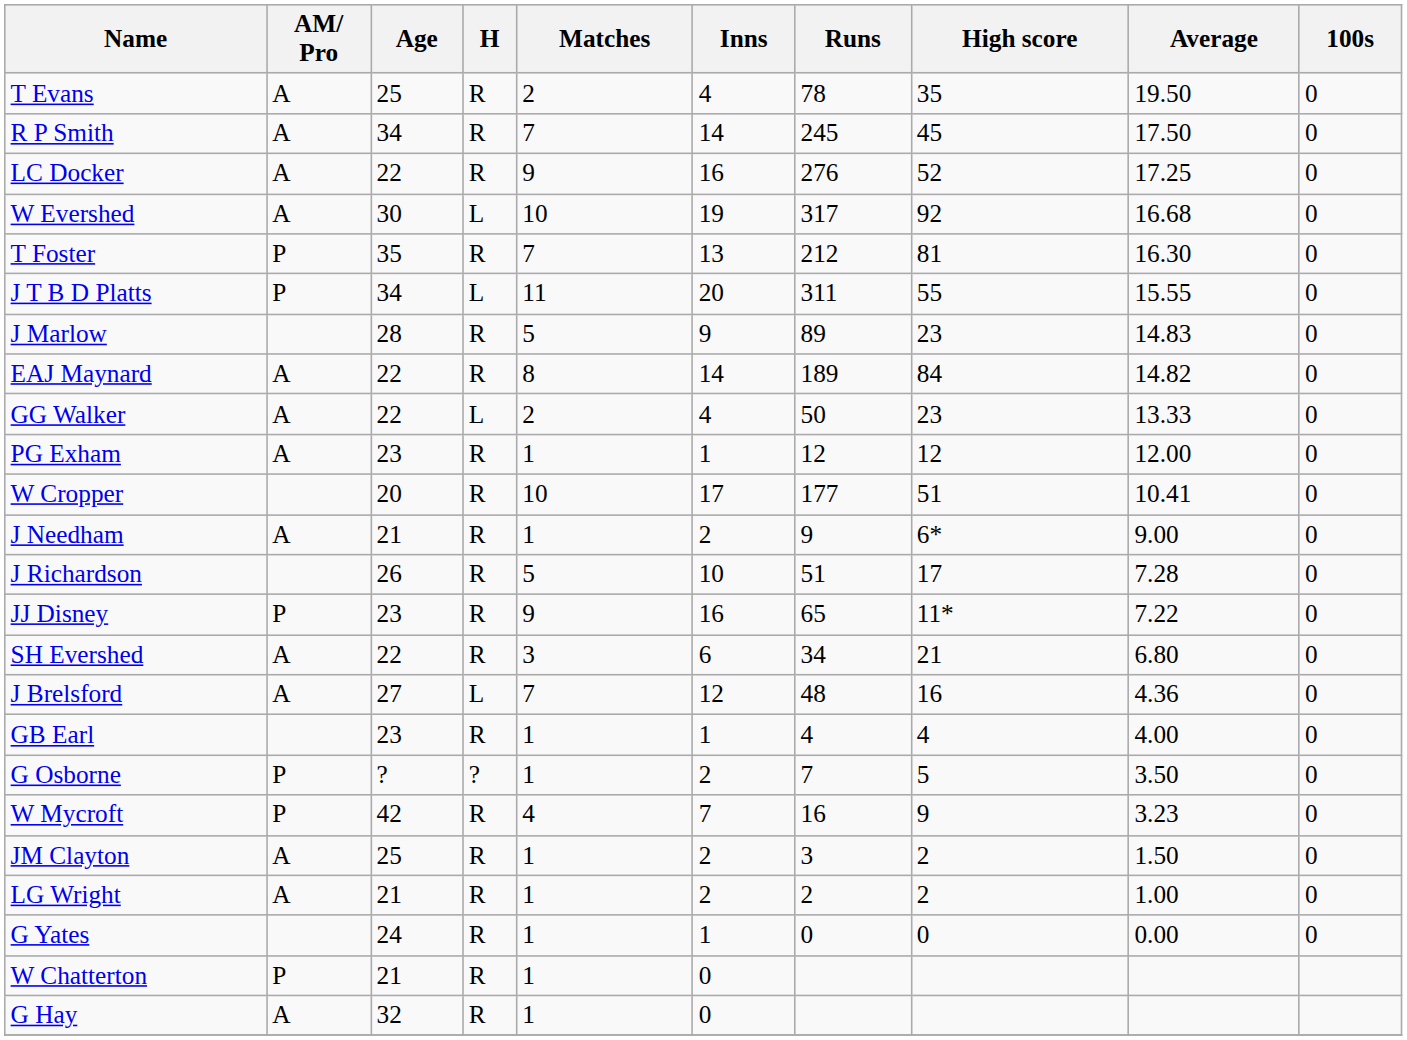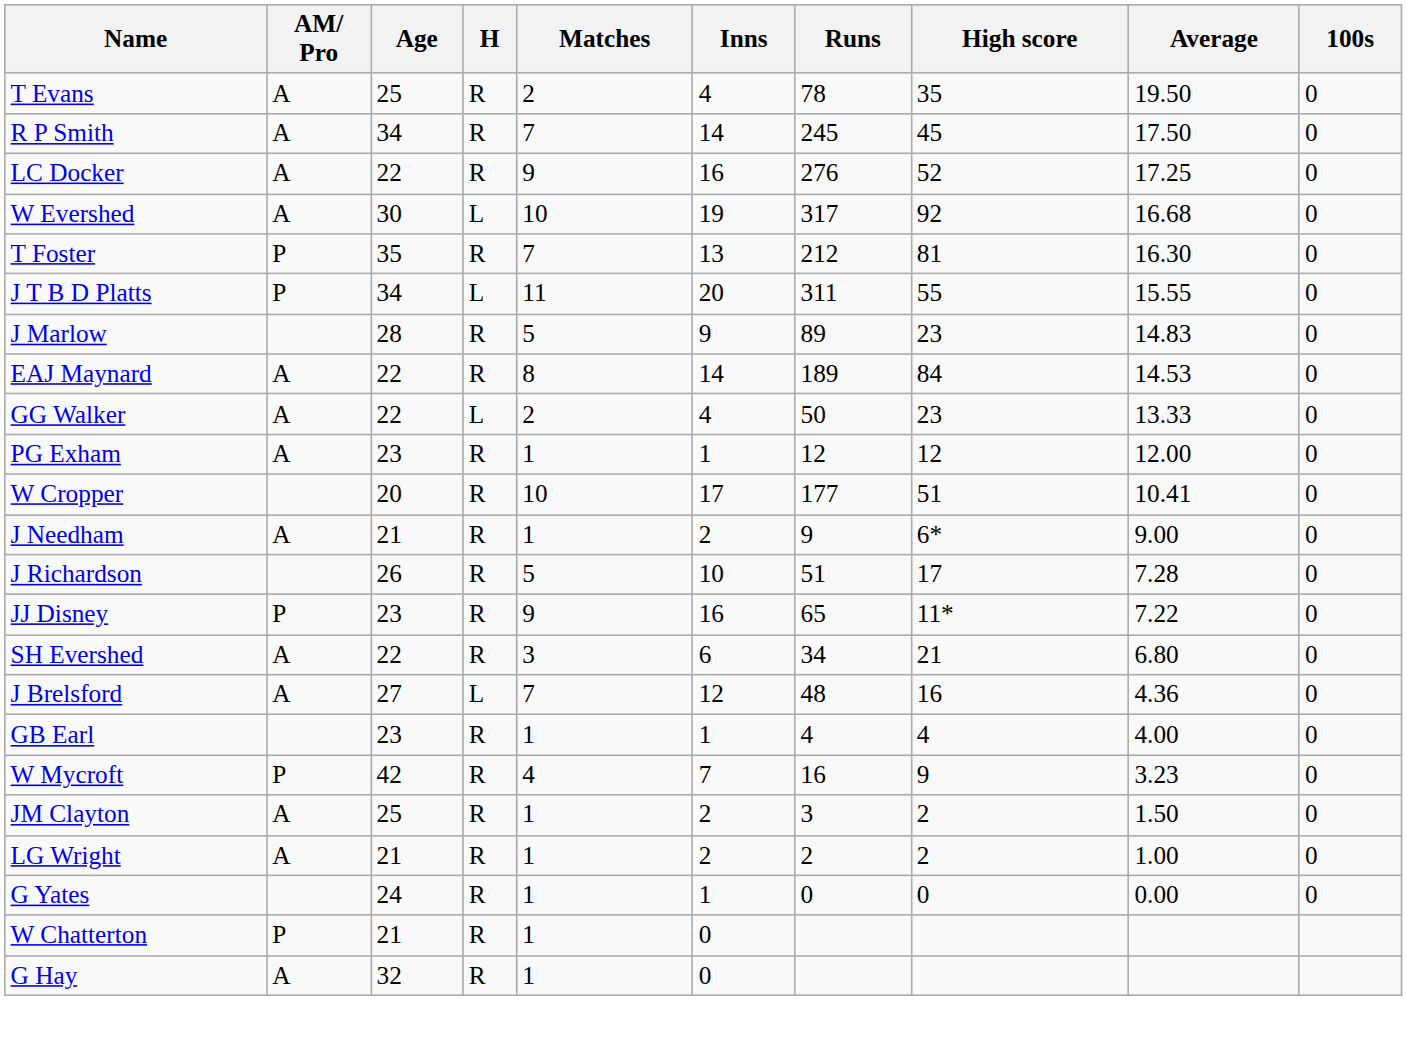(1163, 373) 14.82 -> (1163, 373) 14.53
- row: (66, 774)
